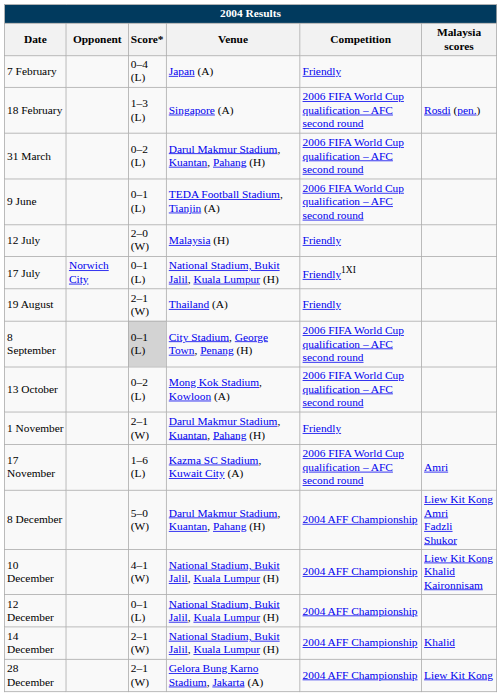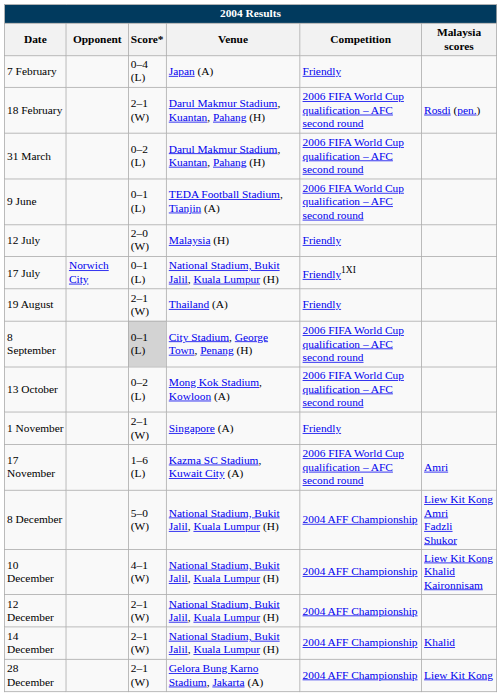(139, 110) 1–3 (L) -> (140, 110) 2–1 (W)
(201, 110) Singapore (A) -> (225, 110) Darul Makmur Stadium, Kuantan, Pahang (H)
(225, 428) Darul Makmur Stadium, Kuantan, Pahang (H) -> (201, 428) Singapore (A)
(225, 520) Darul Makmur Stadium, Kuantan, Pahang (H) -> (224, 520) National Stadium, Bukit Jalil, Kuala Lumpur (H)
(139, 611) 0–1 (L) -> (140, 611) 2–1 (W)
